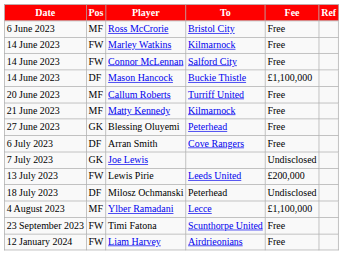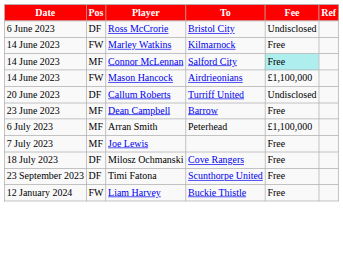(96, 29) MF -> (95, 29) DF
(276, 29) Free -> (292, 29) Undisclosed
(96, 62) FW -> (96, 62) MF
(276, 62) no background -> (276, 62) paleturquoise background
(95, 78) DF -> (96, 78) FW
(217, 78) Buckie Thistle -> (215, 78) Airdrieonians
(96, 95) MF -> (95, 95) DF
(276, 95) Free -> (292, 95) Undisclosed
- row: (139, 111)
+ row: (139, 111)
- row: (144, 127)
(95, 144) DF -> (96, 127) MF
(216, 144) Cove Rangers -> (208, 127) Peterhead
(276, 144) Free -> (290, 127) £1,100,000
(96, 160) GK -> (96, 144) MF
(292, 160) Undisclosed -> (276, 144) Free
- row: (131, 176)
(208, 193) Peterhead -> (216, 160) Cove Rangers
(292, 193) Undisclosed -> (276, 160) Free
- row: (141, 209)
(96, 226) FW -> (95, 176) DF
(215, 242) Airdrieonians -> (217, 193) Buckie Thistle
